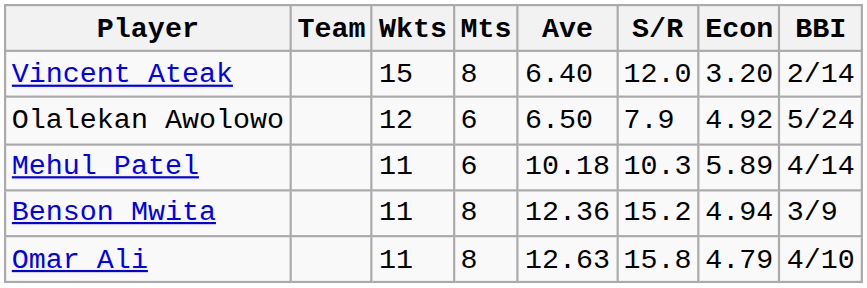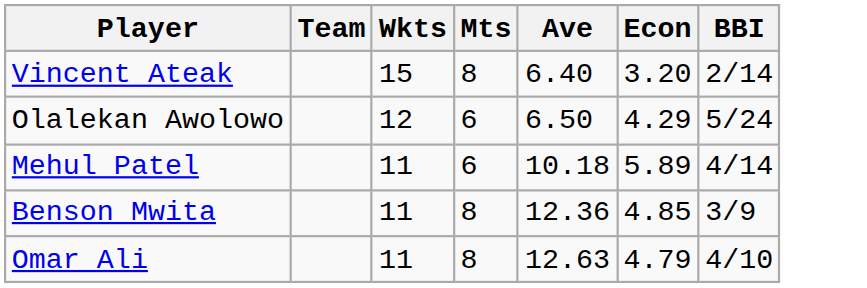- column: (658, 28)
(739, 121) 4.92 -> (658, 121) 4.29
(739, 213) 4.94 -> (658, 213) 4.85
